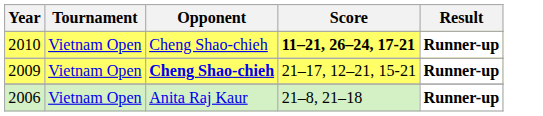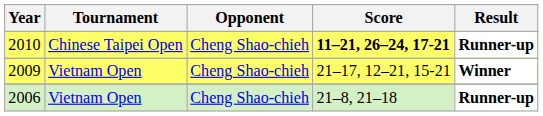(95, 44) Vietnam Open -> (115, 44) Chinese Taipei Open
(212, 71) bold -> (250, 71) normal
(461, 71) Runner-up -> (485, 71) Winner
(198, 97) Anita Raj Kaur -> (250, 97) Cheng Shao-chieh
